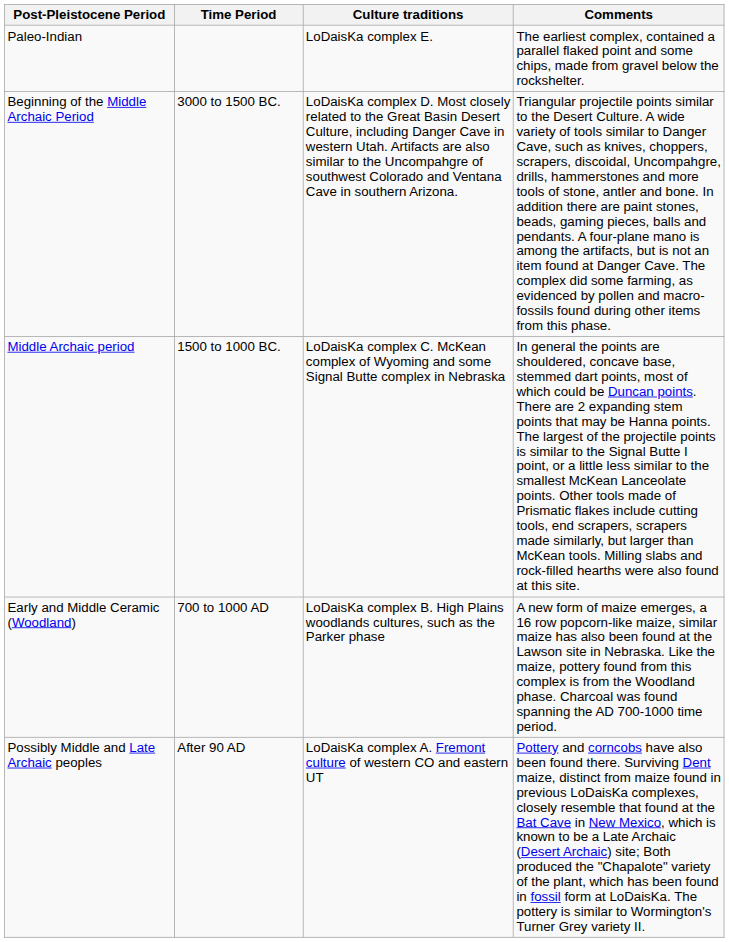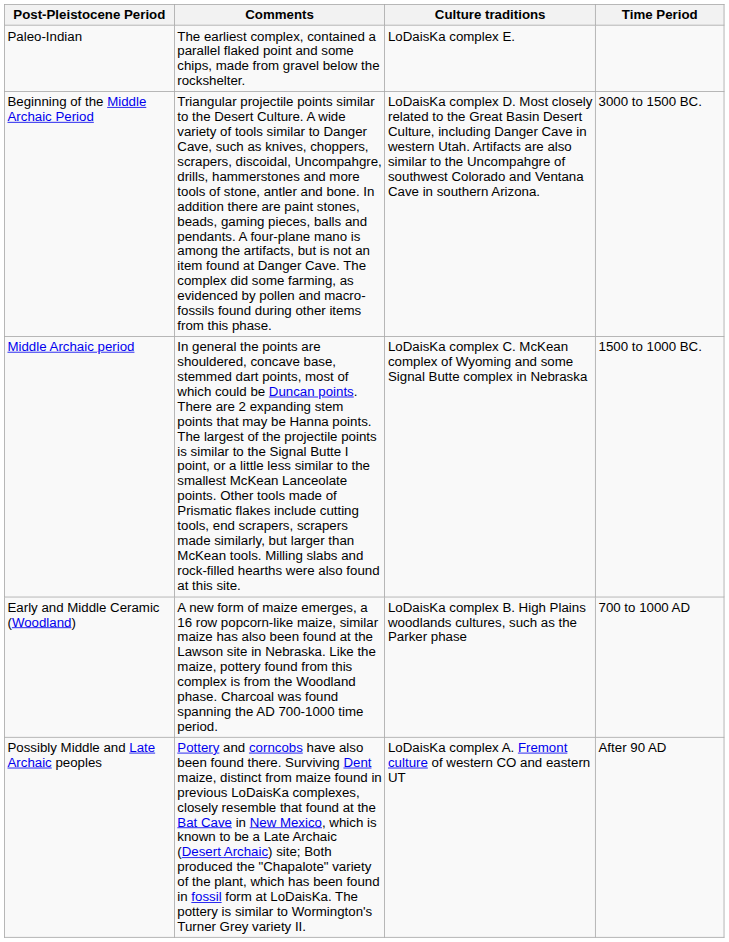columns swapped: (239, 15) <-> (619, 15)
